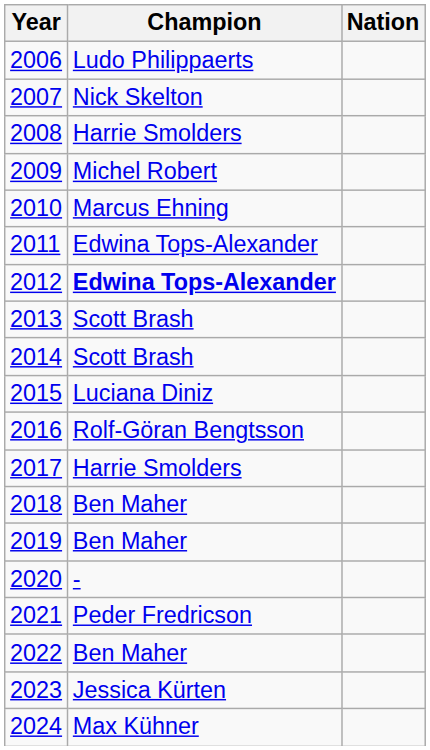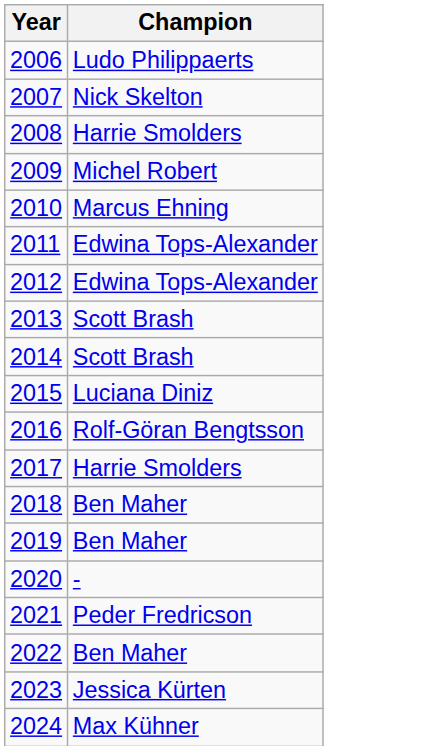- column: (383, 23)
(204, 282) bold -> (195, 282) normal
